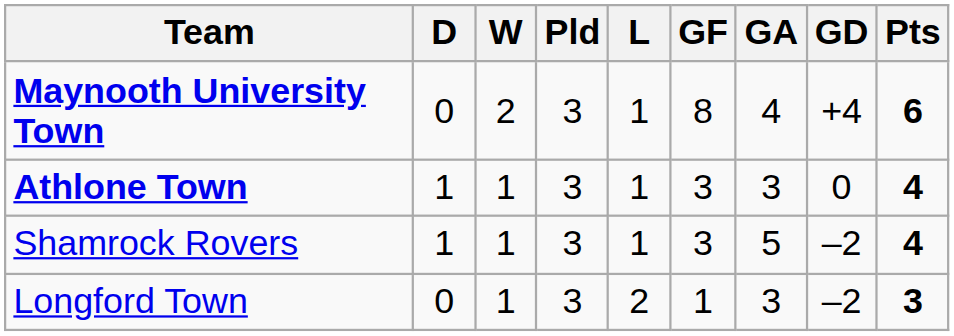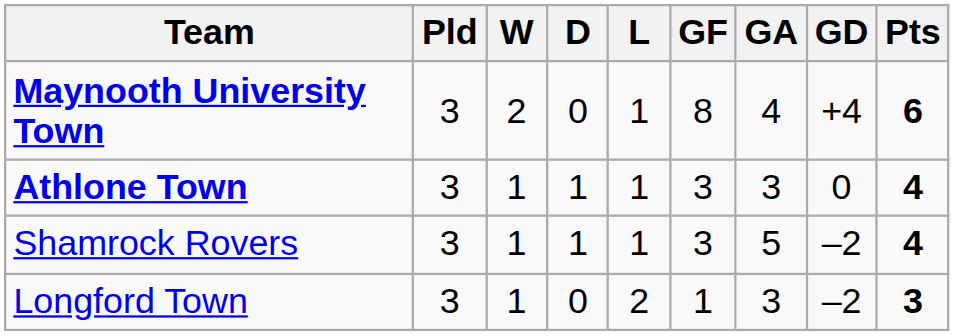columns swapped: (572, 32) <-> (444, 32)
